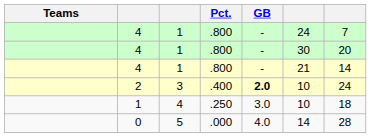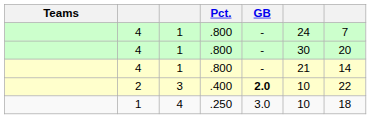(345, 86) 24 -> (345, 86) 22
- row: (138, 123)
